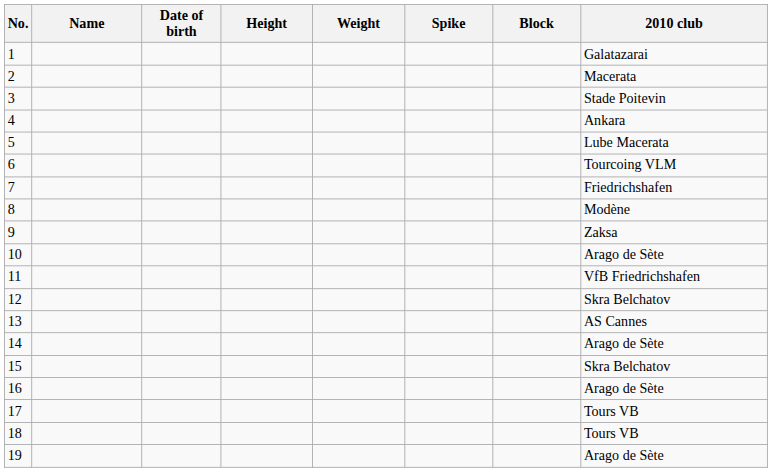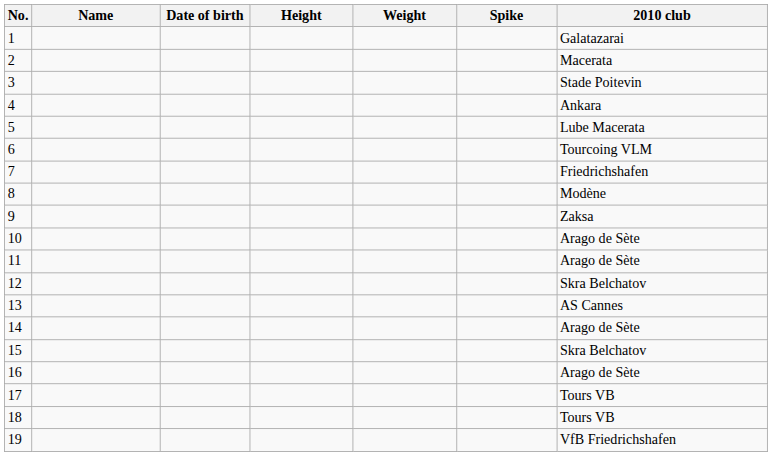- column: (537, 23)
(642, 277) VfB Friedrichshafen -> (600, 261) Arago de Sète
(624, 455) Arago de Sète -> (618, 439) VfB Friedrichshafen
